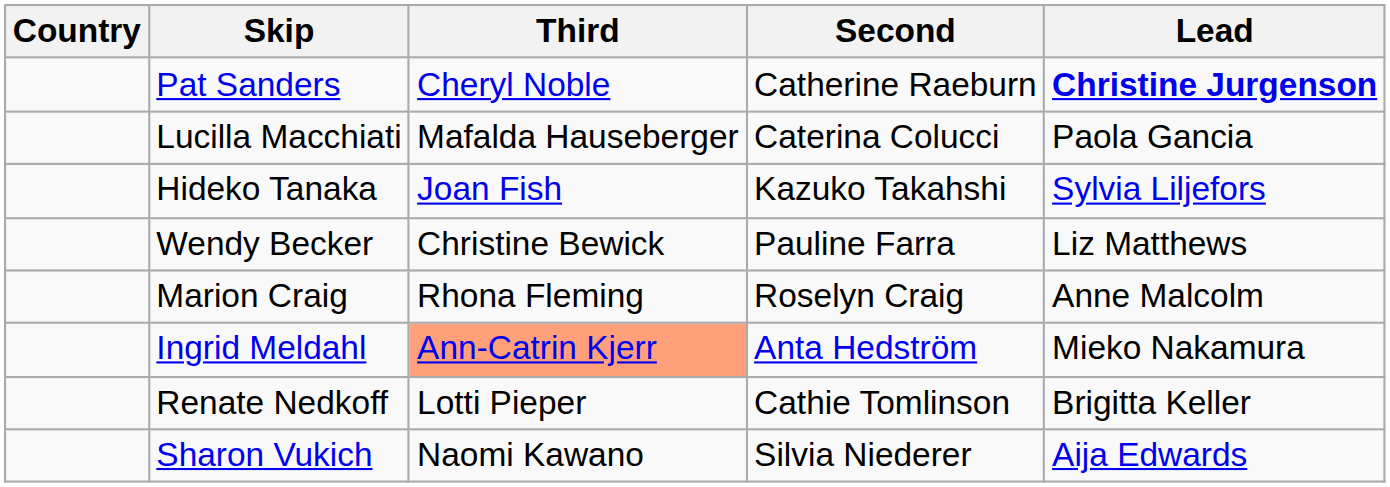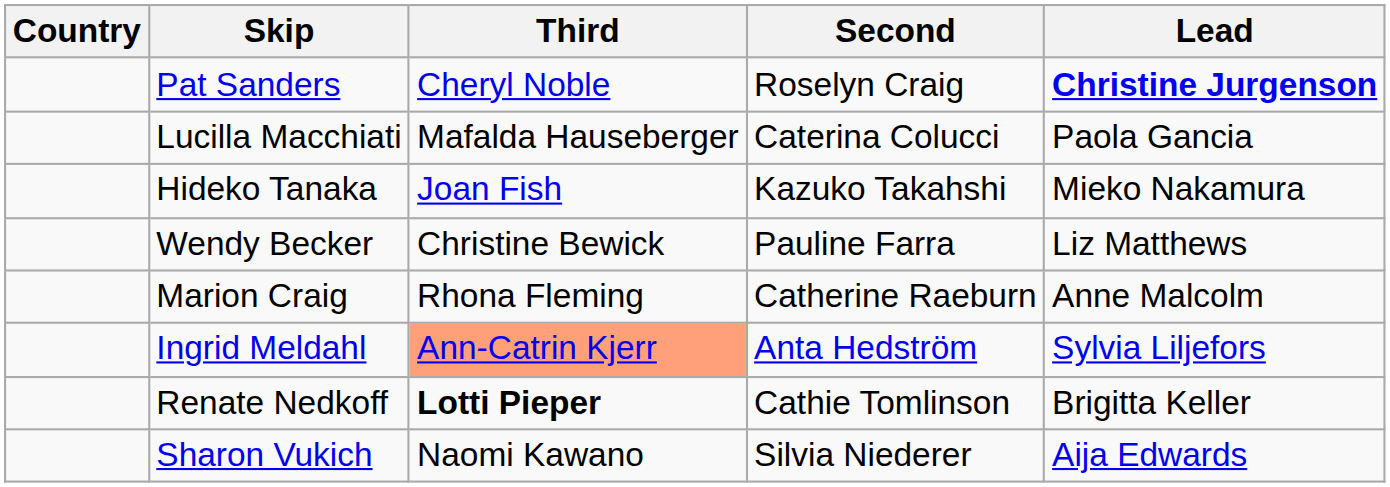(895, 84) Catherine Raeburn -> (859, 84) Roselyn Craig
(1159, 190) Sylvia Liljefors -> (1178, 190) Mieko Nakamura
(859, 296) Roselyn Craig -> (895, 296) Catherine Raeburn
(1178, 349) Mieko Nakamura -> (1159, 349) Sylvia Liljefors
(502, 402) normal -> (509, 402) bold
